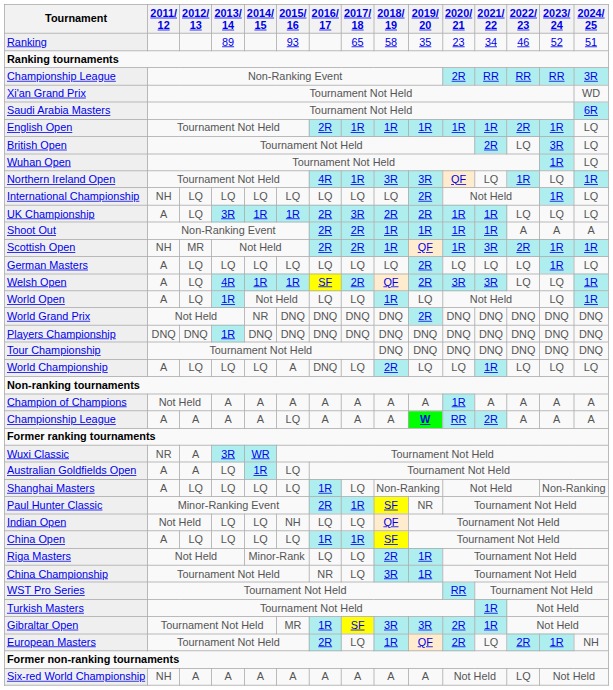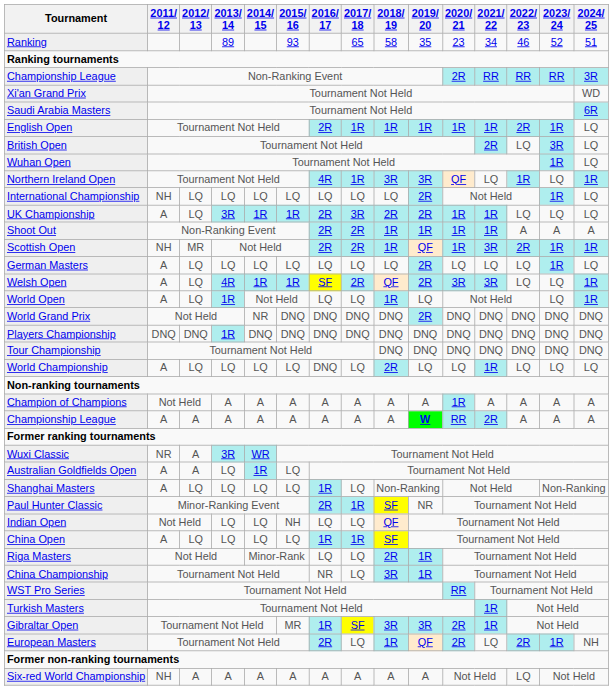(293, 368) A -> (293, 368) LQ
(293, 419) LQ -> (293, 419) A
